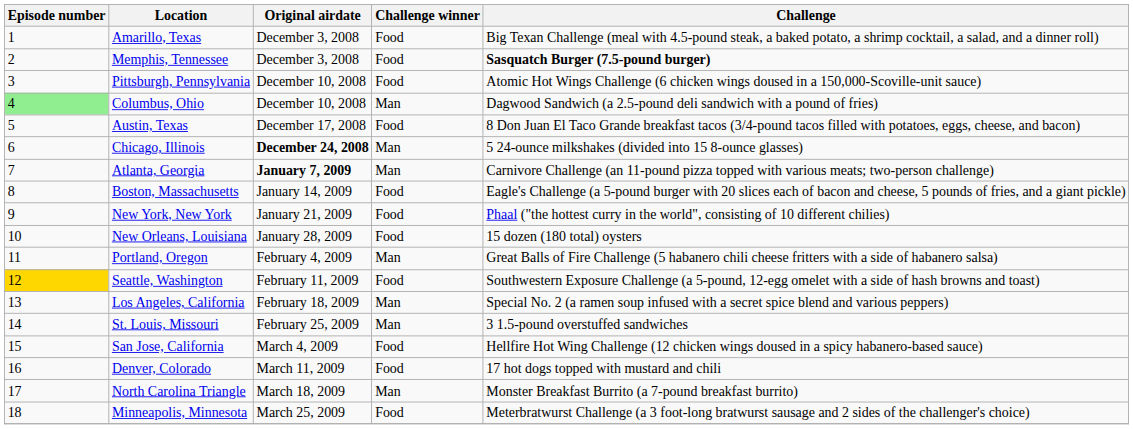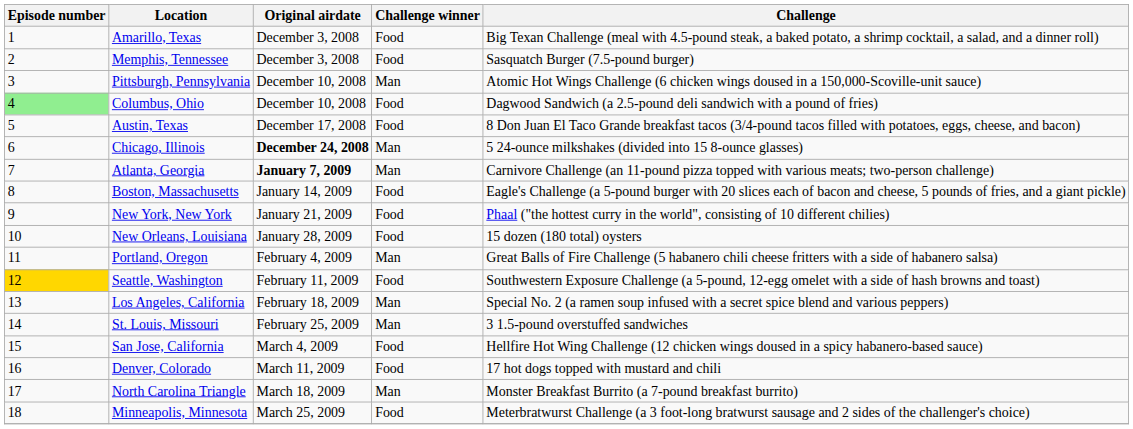(598, 59) bold -> (590, 59) normal
(389, 81) Food -> (388, 81) Man
(388, 103) Man -> (389, 103) Food
